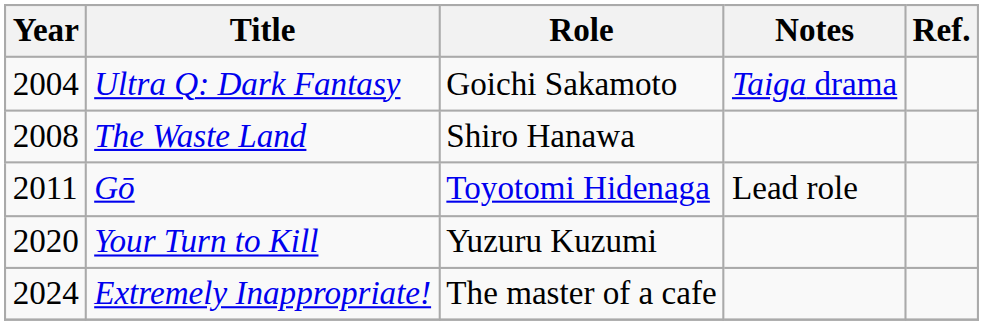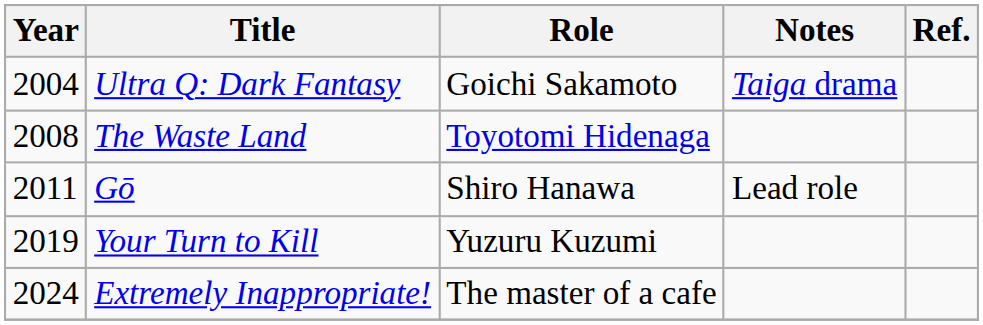(541, 135) Shiro Hanawa -> (578, 135) Toyotomi Hidenaga
(578, 188) Toyotomi Hidenaga -> (541, 188) Shiro Hanawa
(46, 240) 2020 -> (46, 240) 2019
